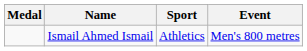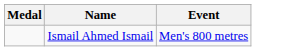- column: (182, 15)
